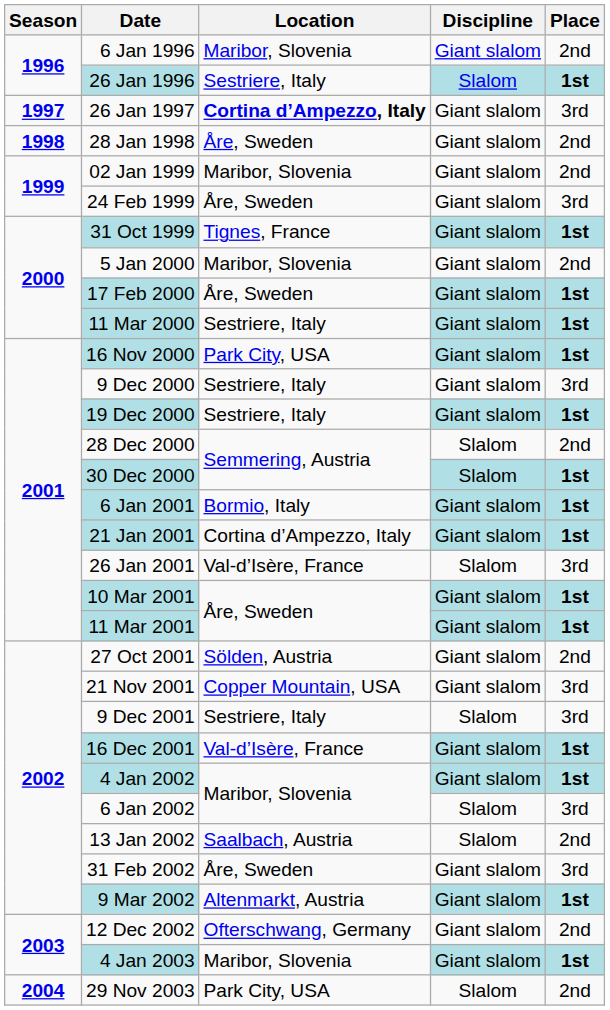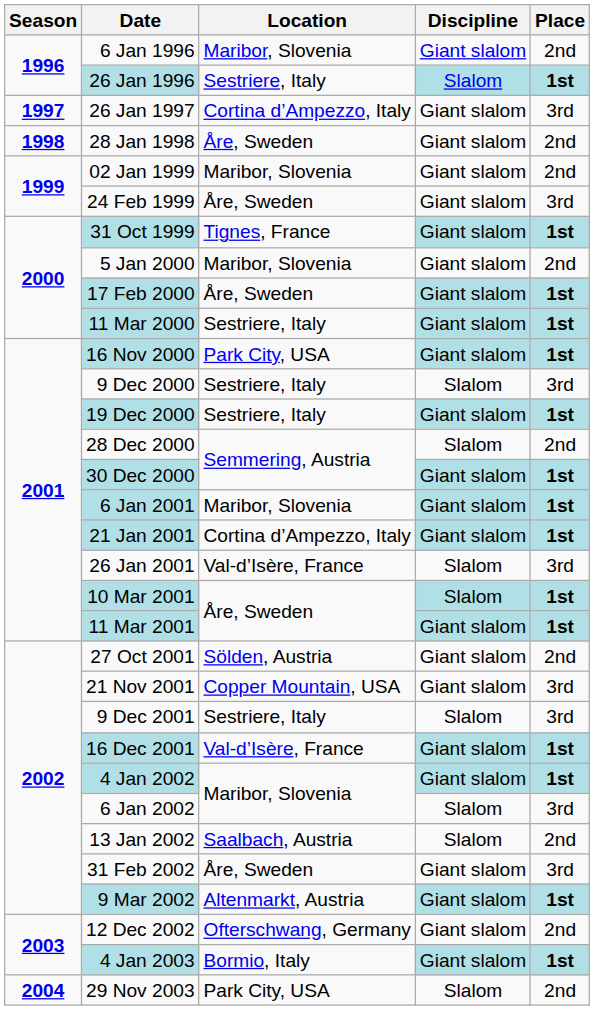(315, 111) bold -> (307, 111) normal
(488, 384) Giant slalom -> (473, 384) Slalom
(488, 475) Slalom -> (473, 475) Giant slalom
(257, 505) Bormio, Italy -> (277, 505) Maribor, Slovenia
(488, 596) Giant slalom -> (473, 596) Slalom
(277, 960) Maribor, Slovenia -> (257, 960) Bormio, Italy
